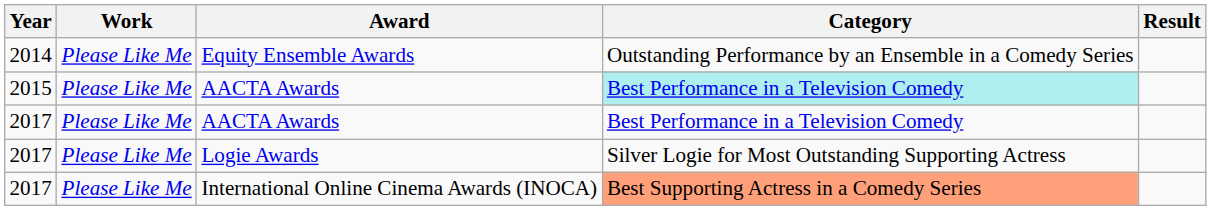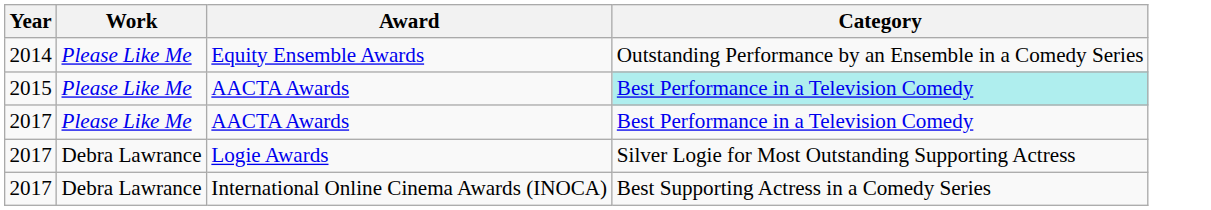- column: (1172, 21)
(127, 155) Please Like Me -> (132, 155) Debra Lawrance
(127, 188) Please Like Me -> (132, 188) Debra Lawrance
(794, 188) lightsalmon background -> (804, 188) no background
